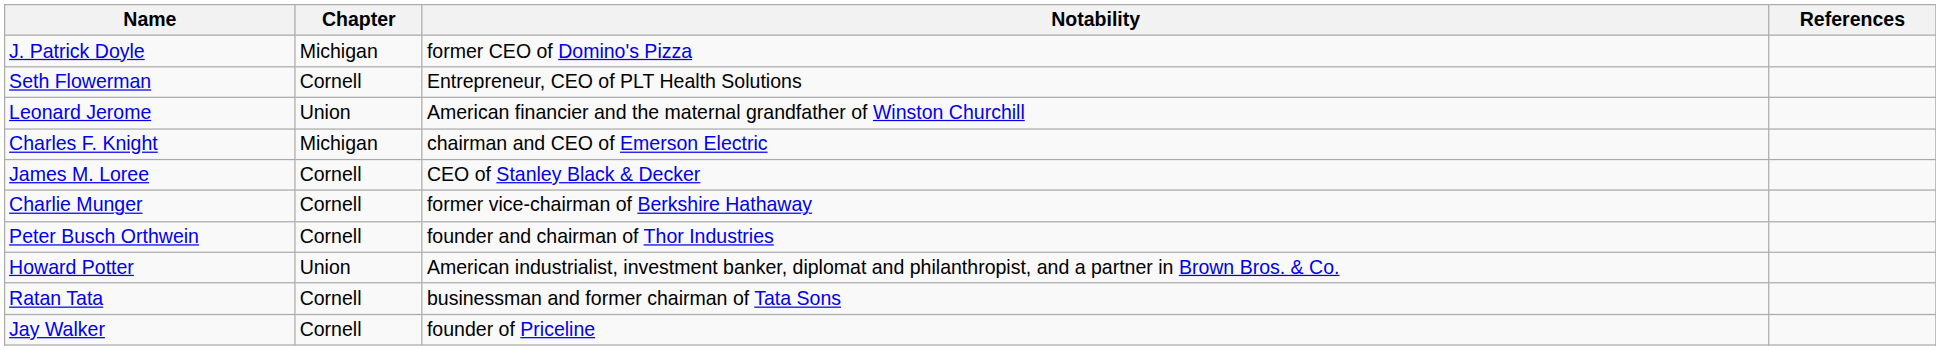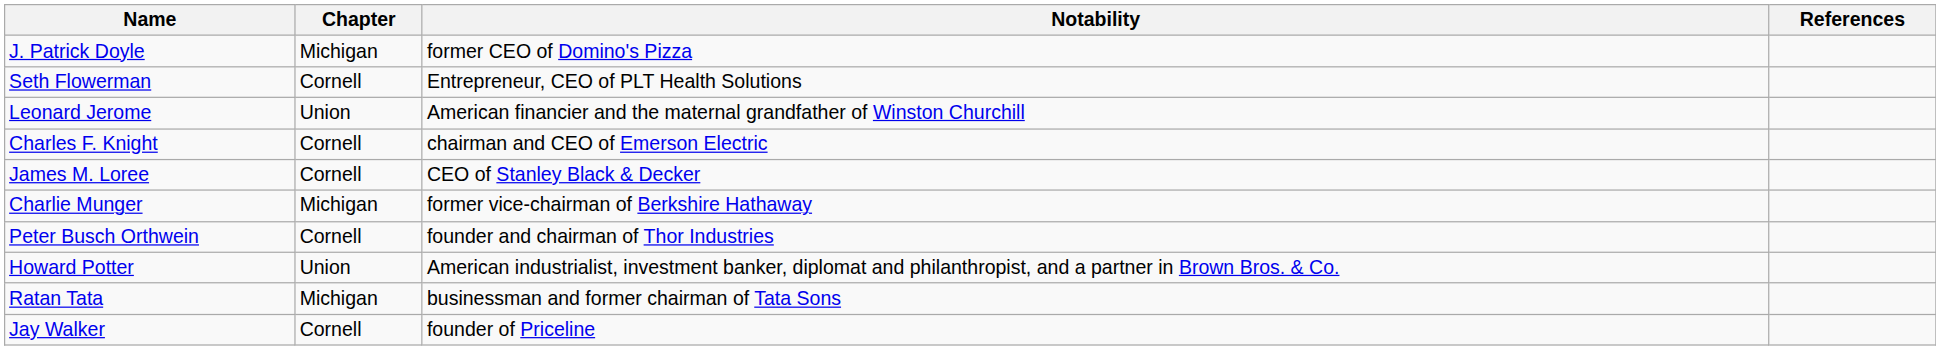(339, 143) Michigan -> (331, 143) Cornell
(331, 205) Cornell -> (339, 205) Michigan
(331, 298) Cornell -> (339, 298) Michigan
